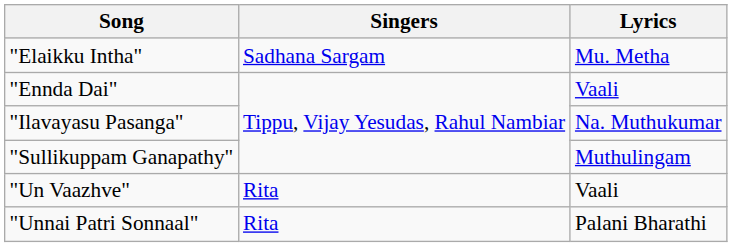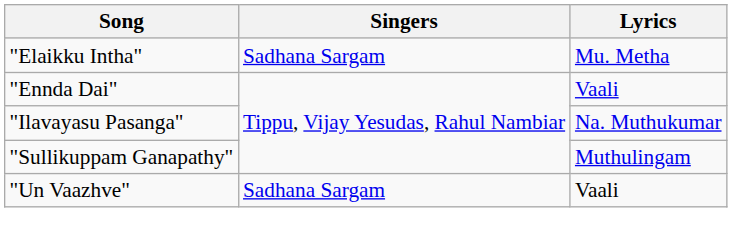(261, 190) Rita -> (314, 190) Sadhana Sargam
- row: (104, 223)
